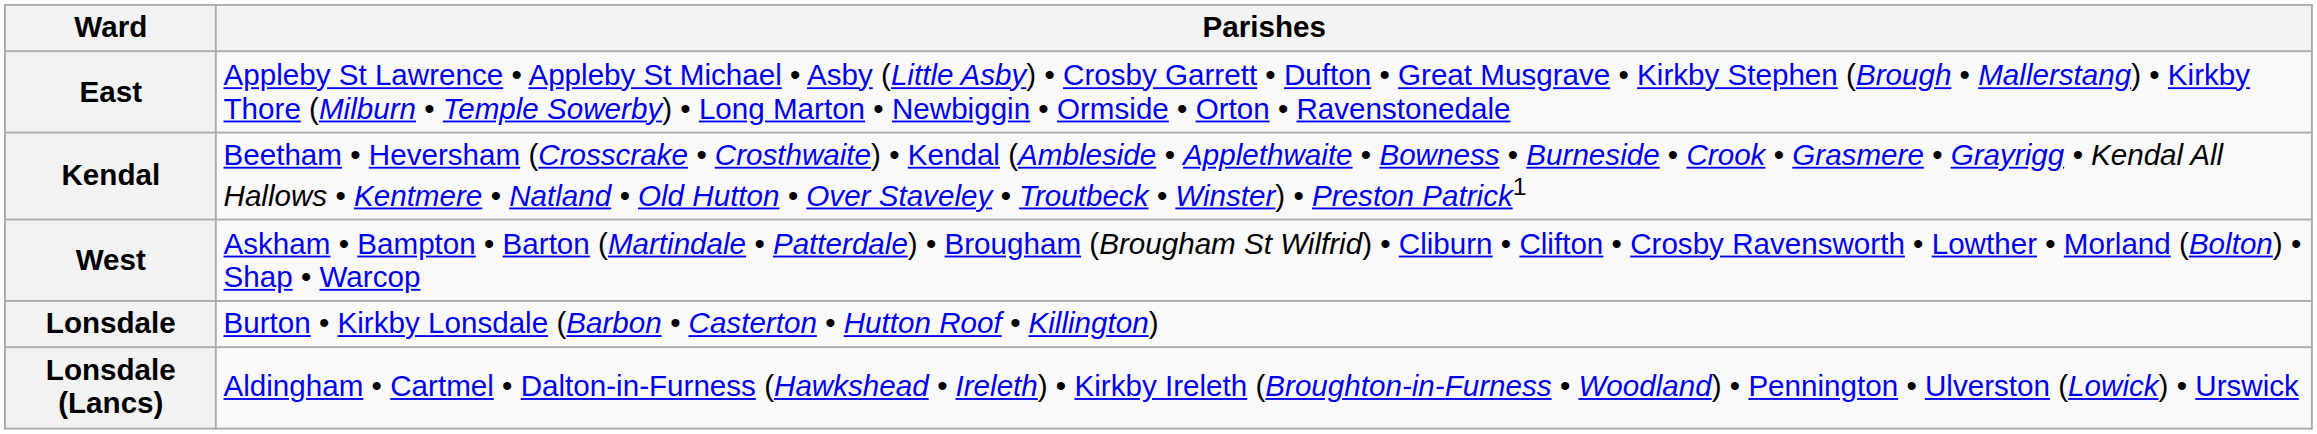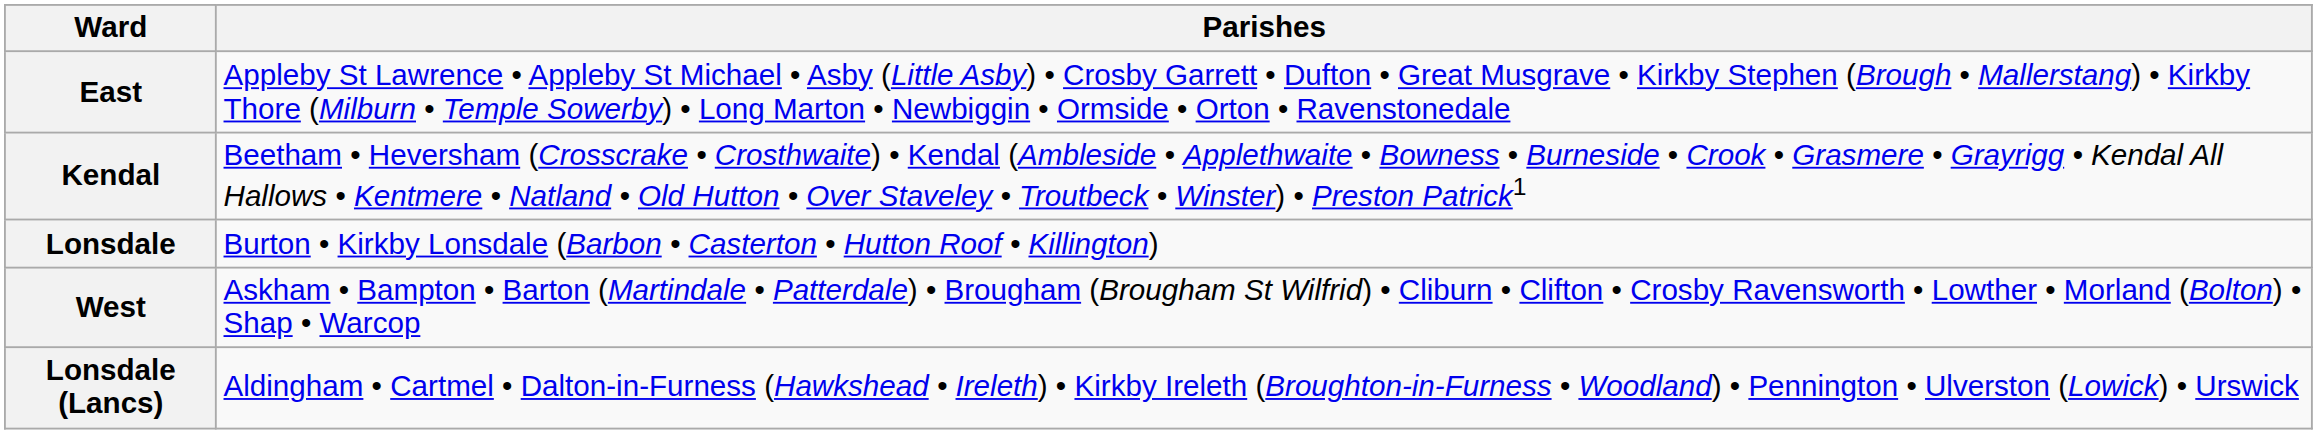rows swapped: (111, 323) <-> (111, 260)
